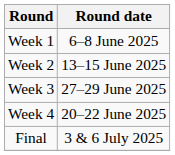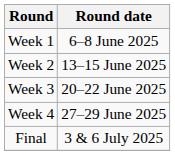(114, 89) 27–29 June 2025 -> (114, 89) 20–22 June 2025
(114, 114) 20–22 June 2025 -> (114, 114) 27–29 June 2025
